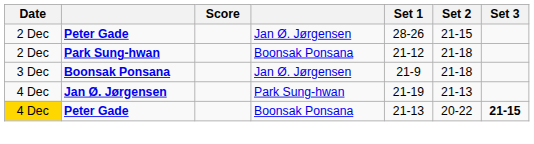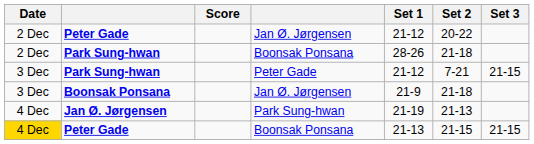(408, 34) 28-26 -> (408, 34) 21-12
(457, 34) 21-15 -> (457, 34) 20-22
(408, 53) 21-12 -> (408, 53) 28-26
+ row: (112, 72)
(457, 111) 20-22 -> (457, 131) 21-15
(505, 111) bold -> (505, 131) normal
